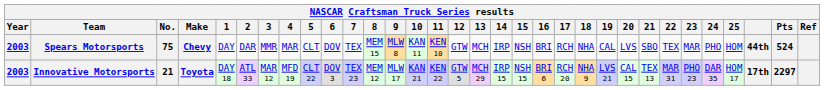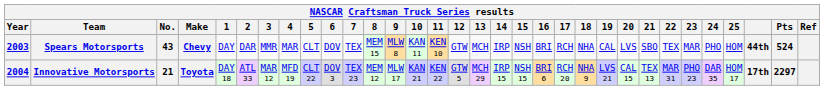(168, 47) 75 -> (168, 47) 43
(18, 72) 2003 -> (18, 72) 2004
